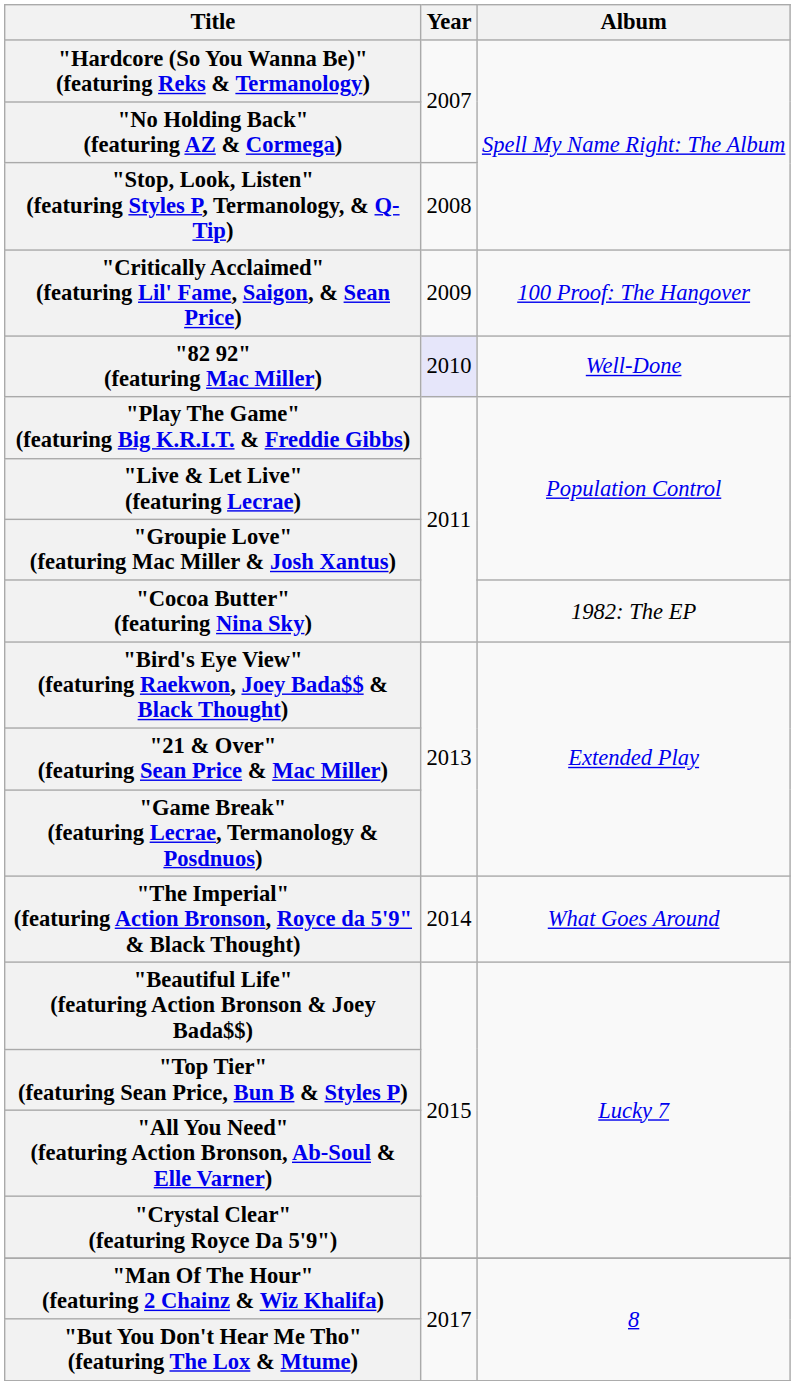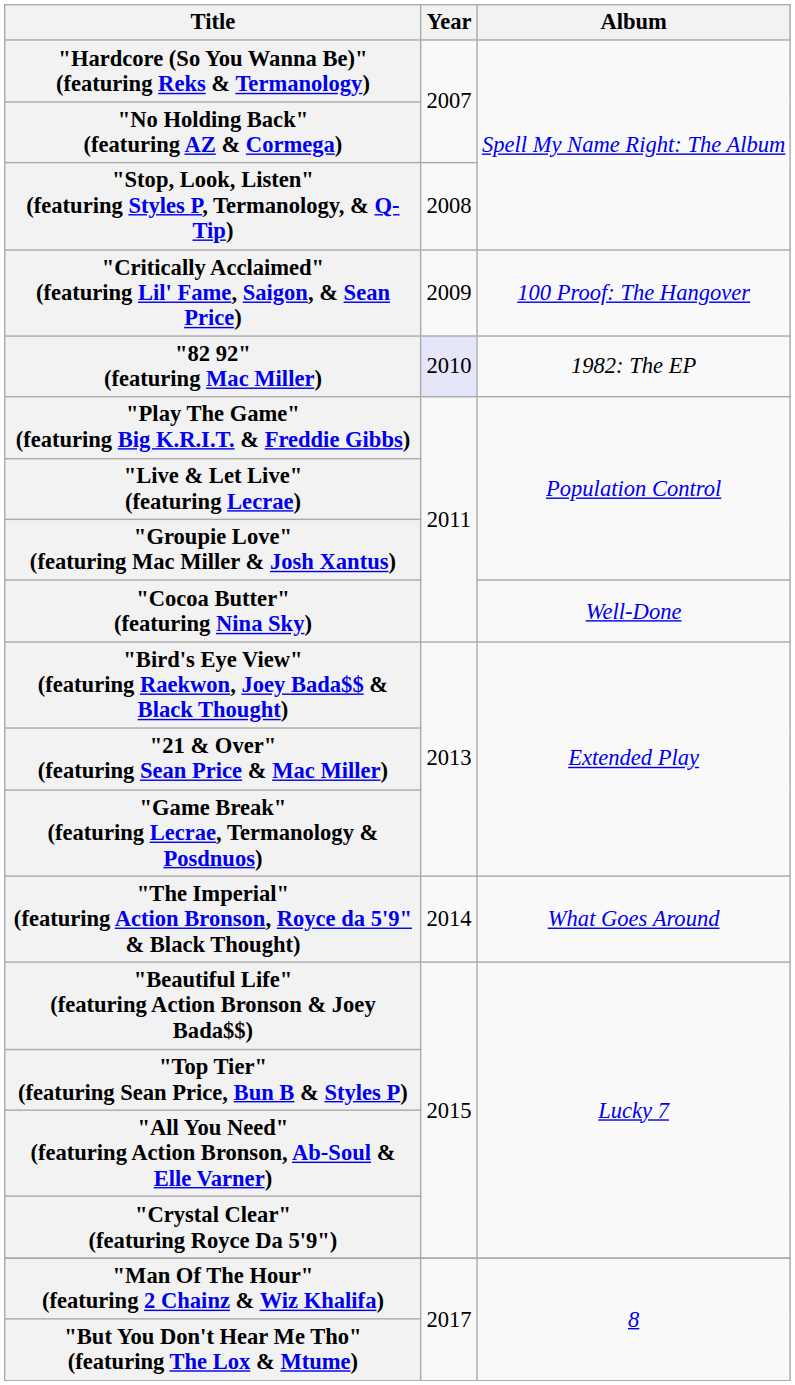(634, 366) Well-Done -> (634, 366) 1982: The EP
(634, 610) 1982: The EP -> (634, 610) Well-Done
